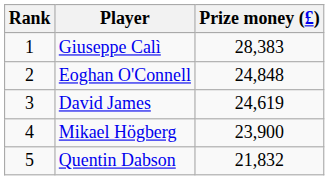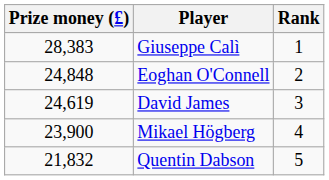columns swapped: (30, 18) <-> (259, 18)
